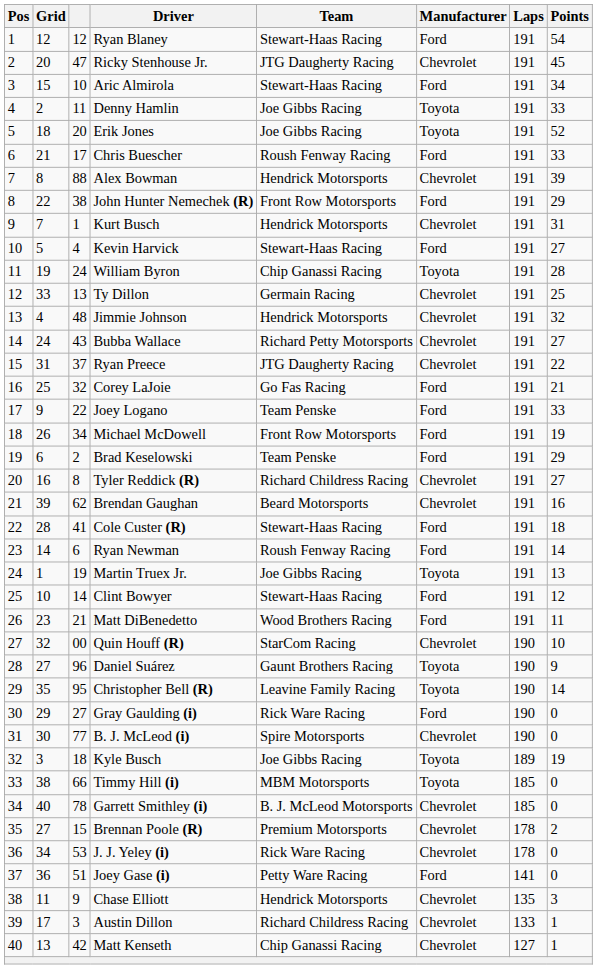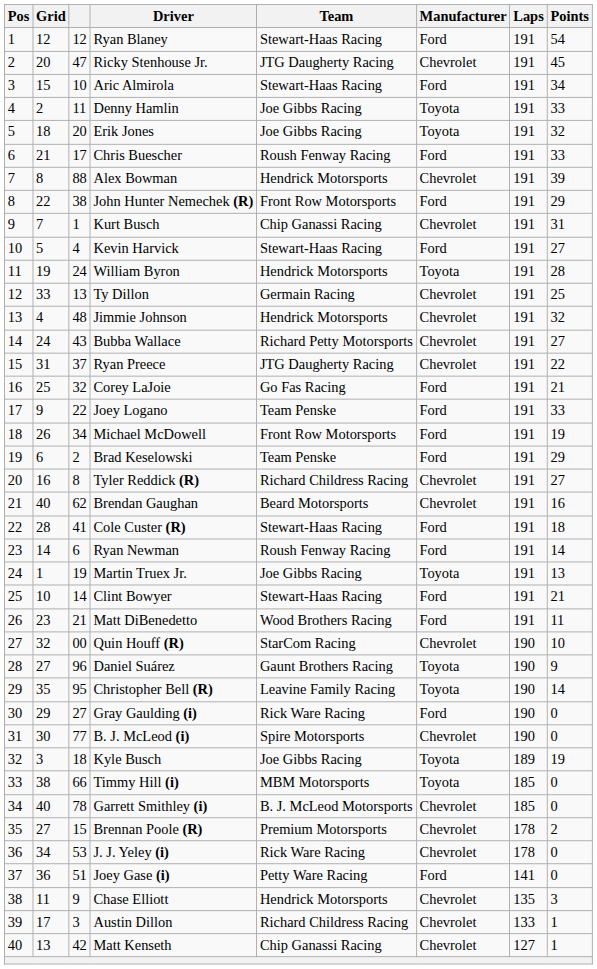(558, 131) 52 -> (558, 131) 32
(324, 224) Hendrick Motorsports -> (321, 224) Chip Ganassi Racing
(321, 271) Chip Ganassi Racing -> (324, 271) Hendrick Motorsports
(43, 503) 39 -> (43, 503) 40
(558, 596) 12 -> (558, 596) 21
